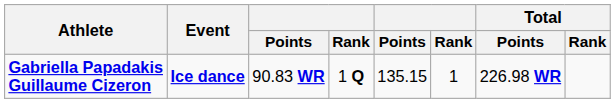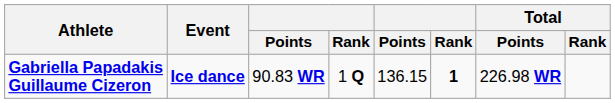(402, 77) 135.15 -> (402, 77) 136.15
(453, 77) normal -> (453, 77) bold
